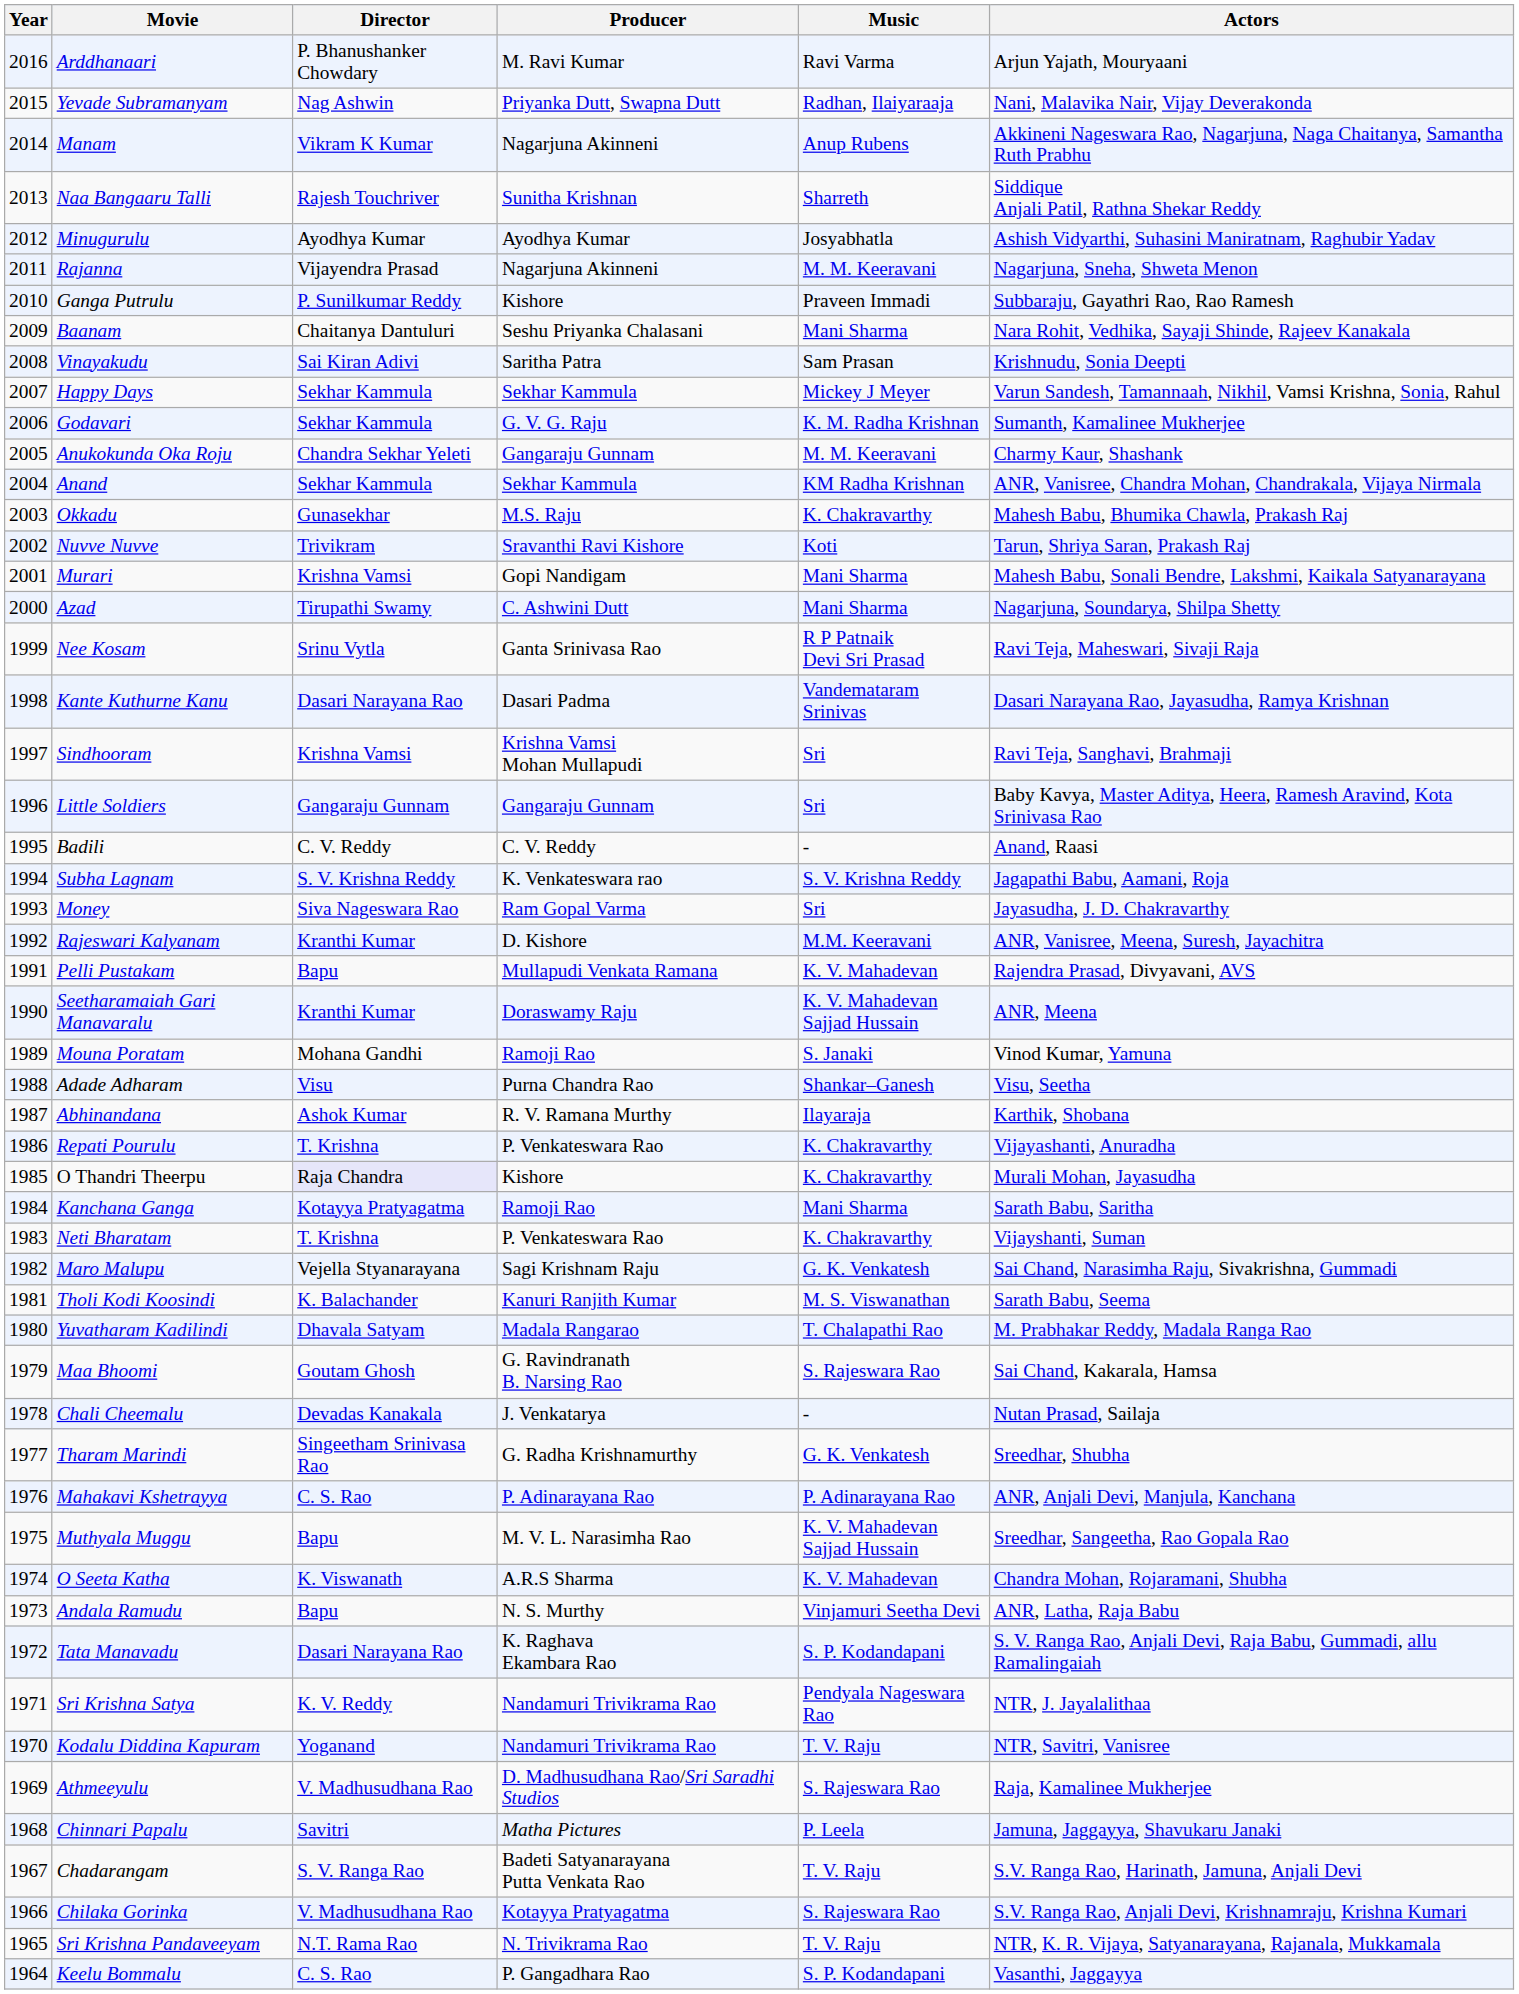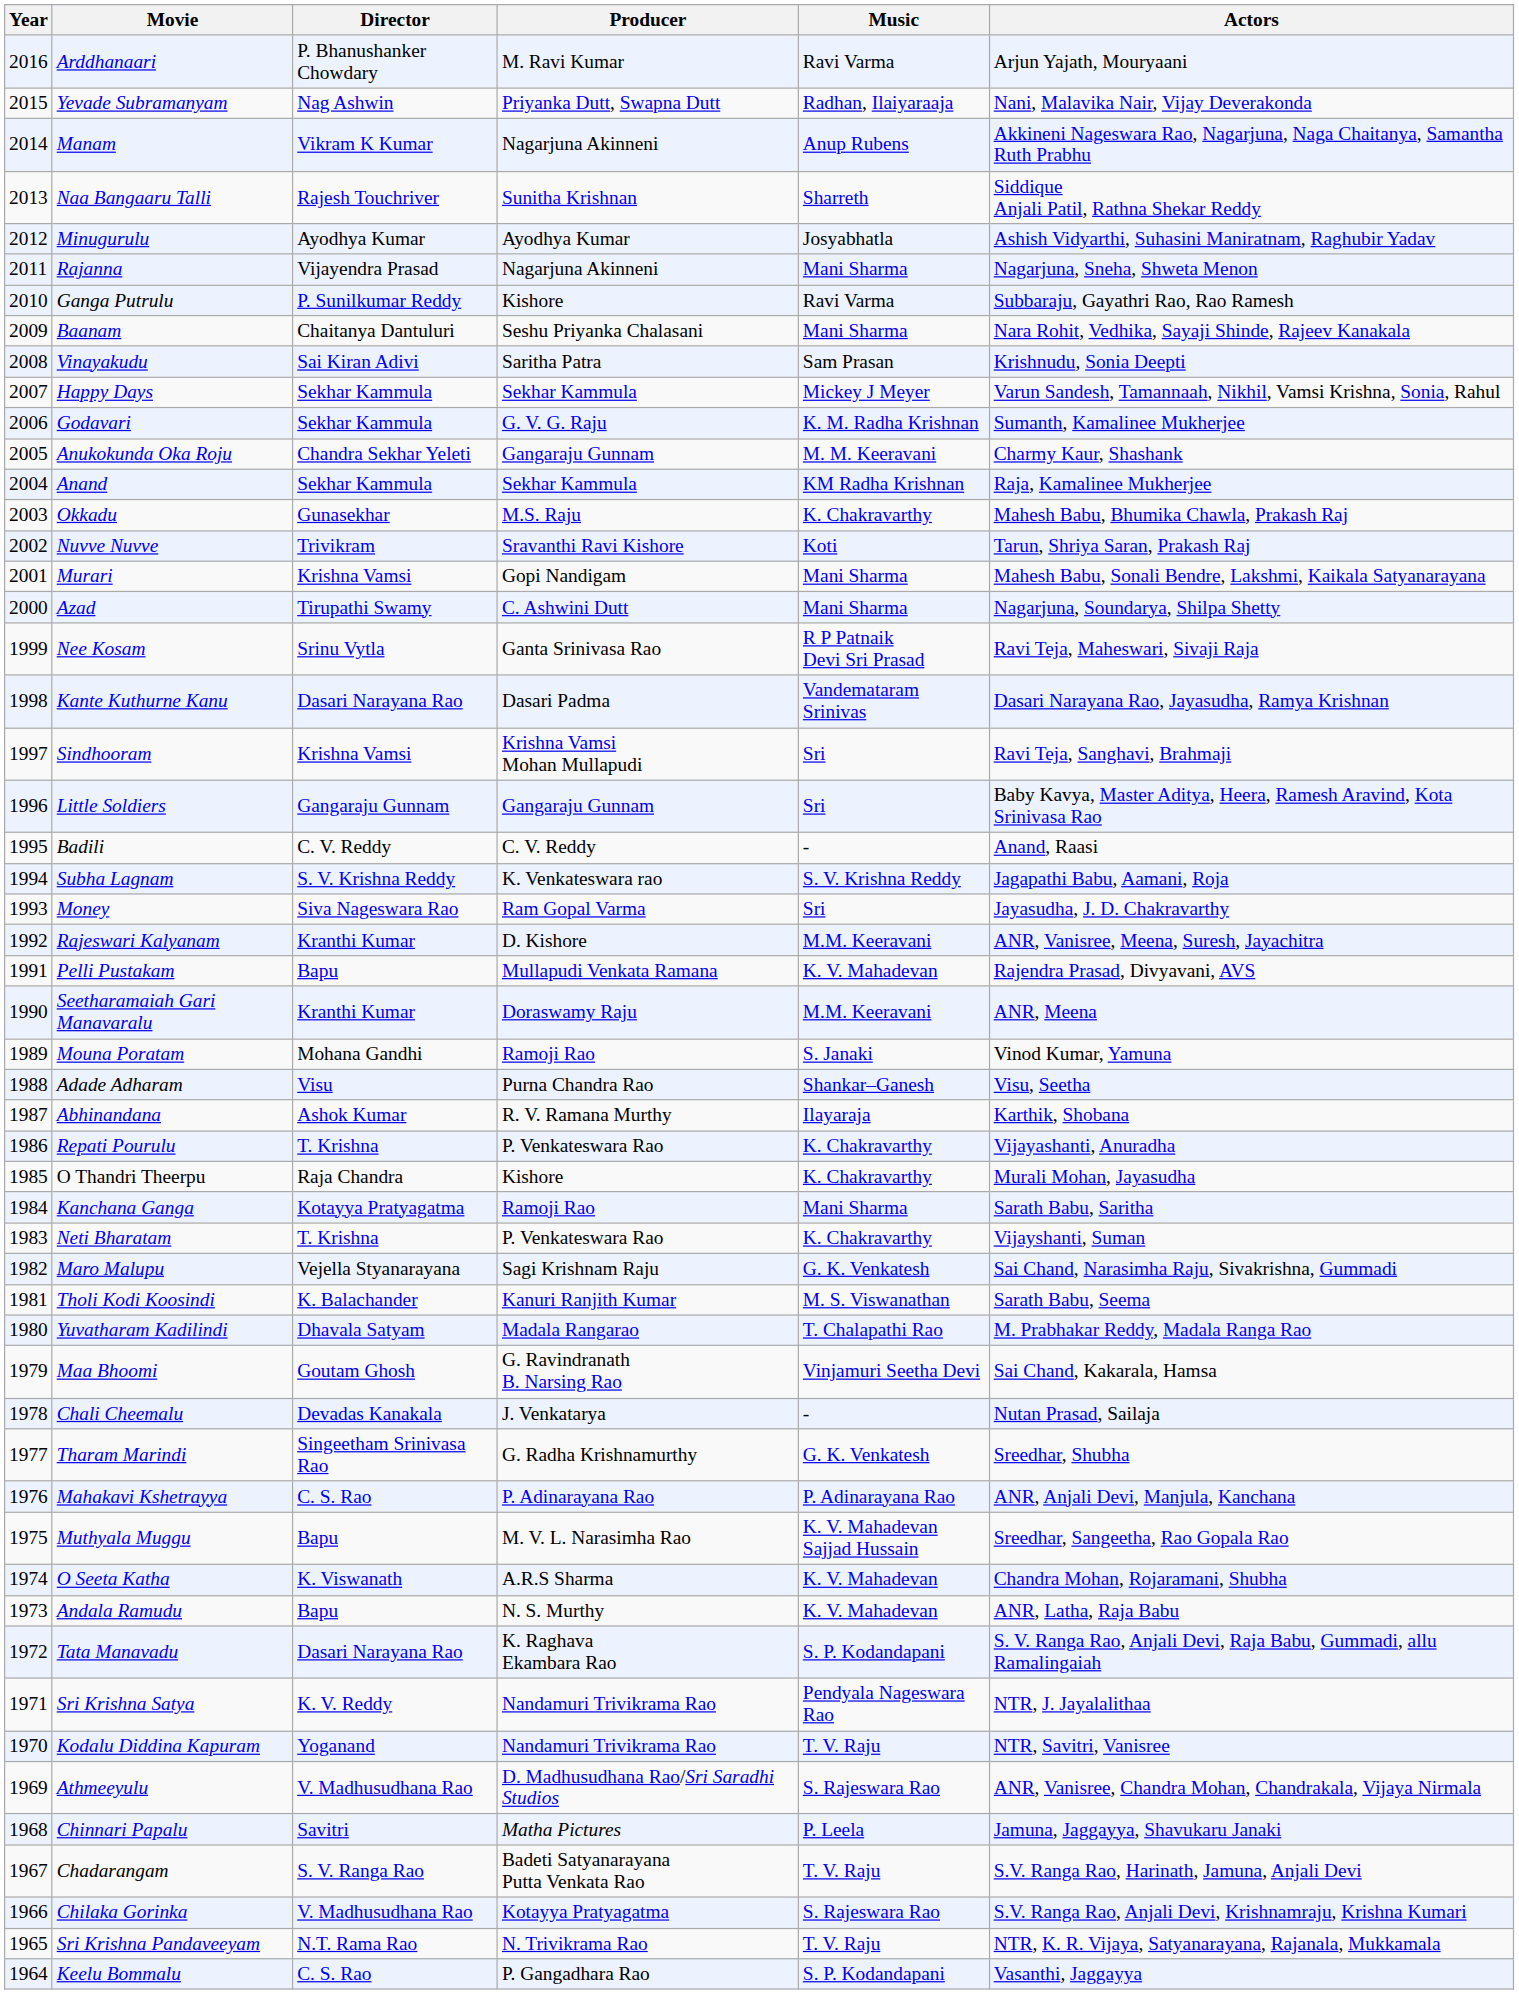(870, 269) M. M. Keeravani -> (855, 269) Mani Sharma
(867, 300) Praveen Immadi -> (849, 300) Ravi Varma
(1237, 484) ANR, Vanisree, Chandra Mohan, Chandrakala, Vijaya Nirmala -> (1103, 484) Raja, Kamalinee Mukherjee
(870, 1012) K. V. Mahadevan Sajjad Hussain -> (867, 1012) M.M. Keeravani
(350, 1176) lavender background -> (350, 1176) no background
(871, 1371) S. Rajeswara Rao -> (892, 1371) Vinjamuri Seetha Devi
(892, 1610) Vinjamuri Seetha Devi -> (870, 1610) K. V. Mahadevan
(1103, 1787) Raja, Kamalinee Mukherjee -> (1237, 1787) ANR, Vanisree, Chandra Mohan, Chandrakala, Vijaya Nirmala
